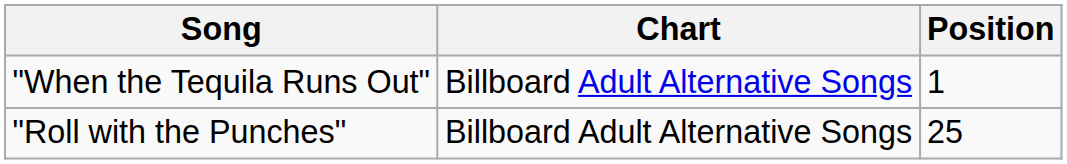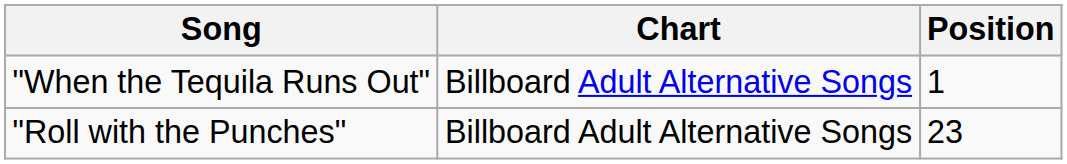(945, 132) 25 -> (945, 132) 23
